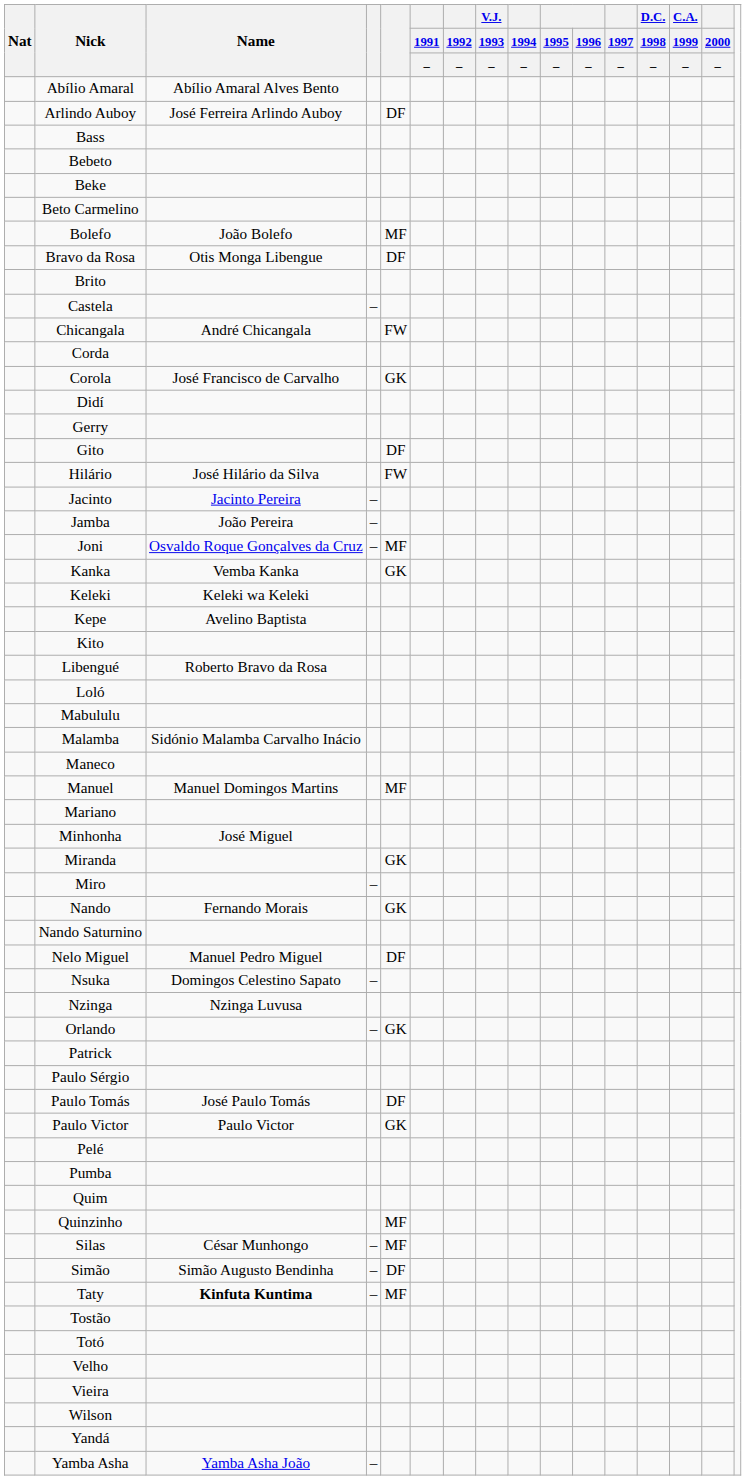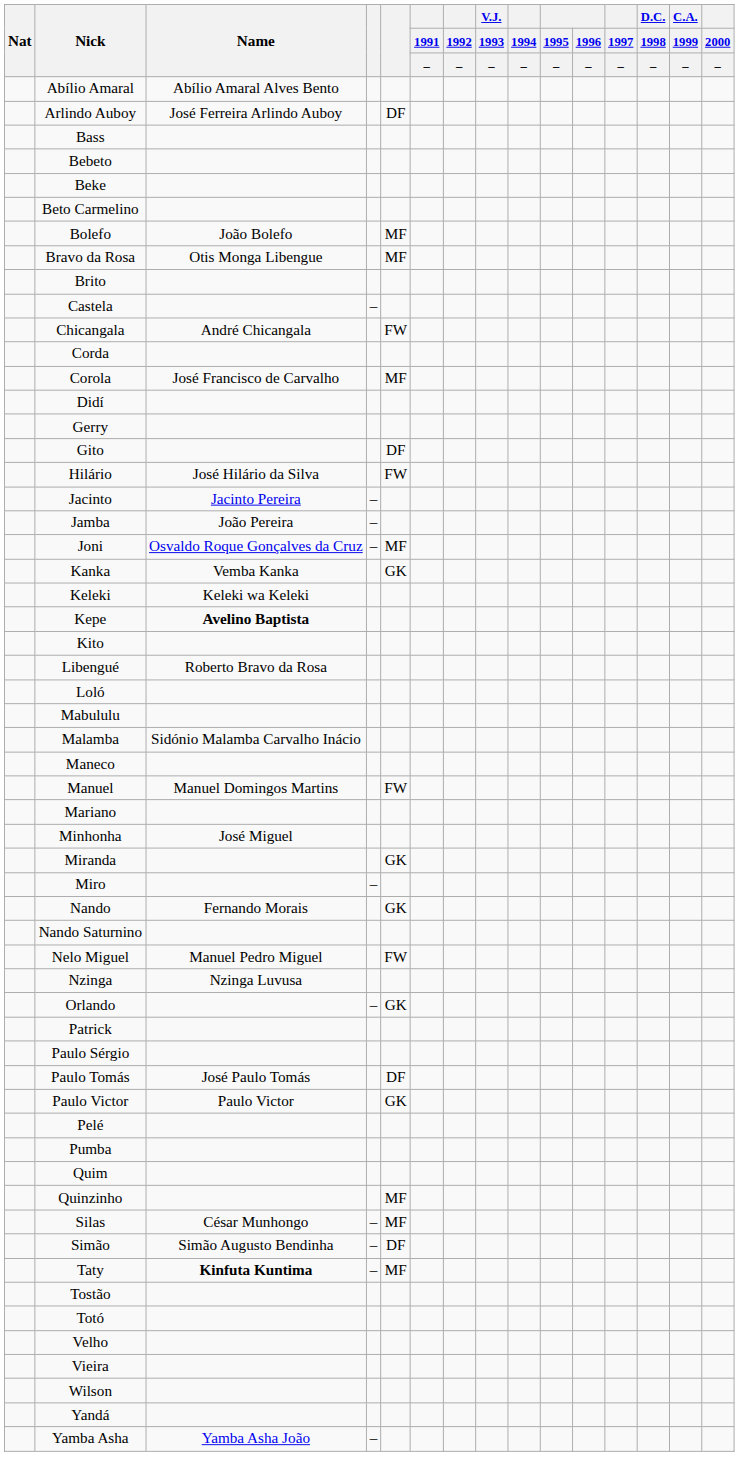(396, 257) DF -> (396, 257) MF
(396, 378) GK -> (396, 378) MF
(256, 619) normal -> (256, 619) bold
(396, 787) MF -> (396, 787) FW
(396, 956) DF -> (396, 956) FW
- row: (90, 980)
